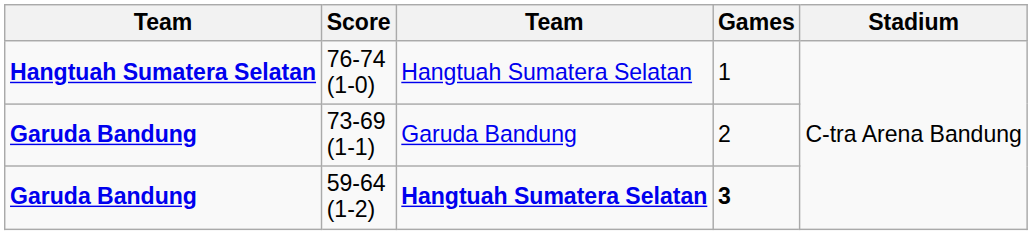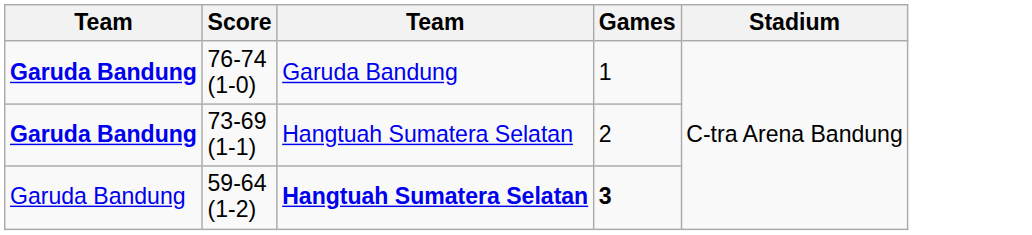(163, 72) Hangtuah Sumatera Selatan -> (103, 72) Garuda Bandung
(547, 72) Hangtuah Sumatera Selatan -> (370, 72) Garuda Bandung
(489, 134) Garuda Bandung -> (428, 134) Hangtuah Sumatera Selatan
(103, 197) bold -> (98, 197) normal
